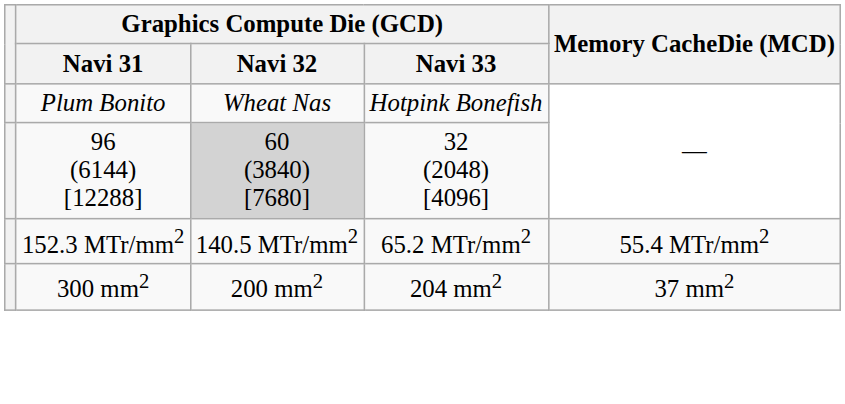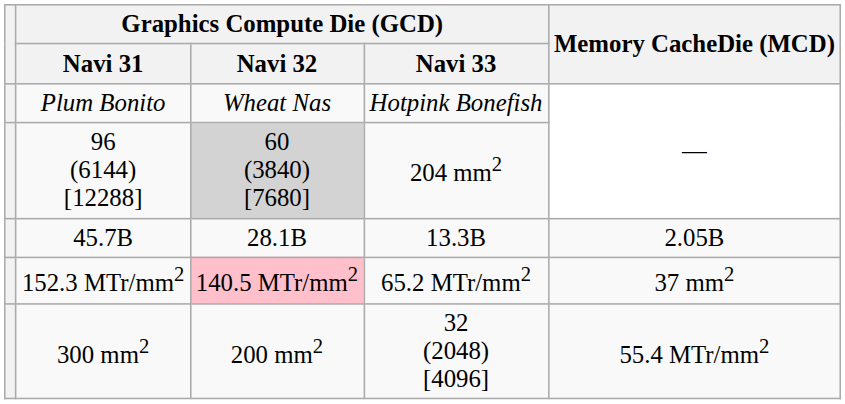(456, 170) 32 (2048) [4096] -> (456, 170) 204 mm2
+ row: (103, 237)
(277, 240) no background -> (277, 279) pink background
(694, 240) 55.4 MTr/mm2 -> (694, 279) 37 mm2
(456, 286) 204 mm2 -> (456, 350) 32 (2048) [4096]
(694, 286) 37 mm2 -> (694, 350) 55.4 MTr/mm2
